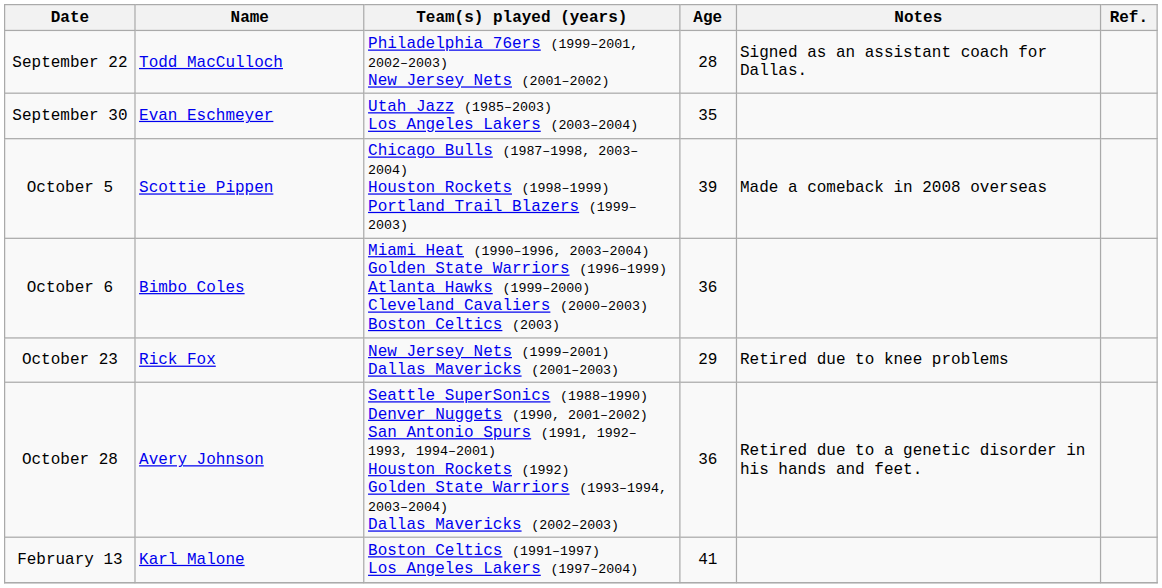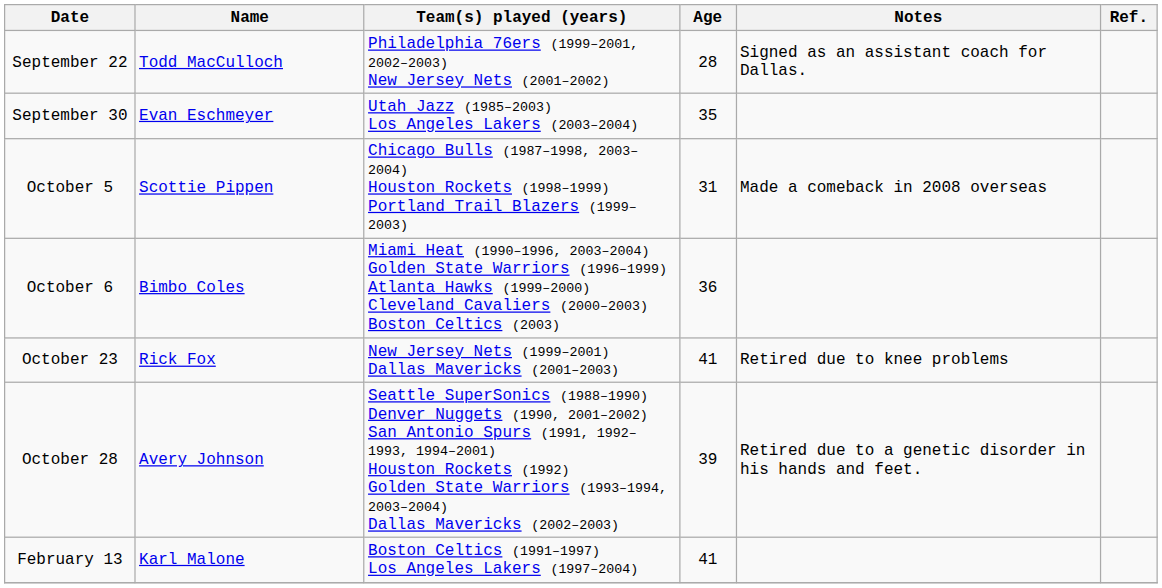(708, 188) 39 -> (708, 188) 31
(708, 360) 29 -> (708, 360) 41
(708, 460) 36 -> (708, 460) 39
